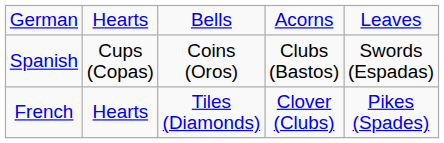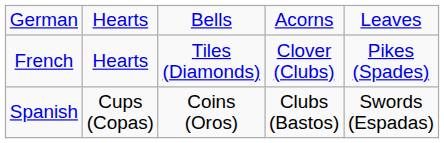rows swapped: (44, 112) <-> (44, 60)
